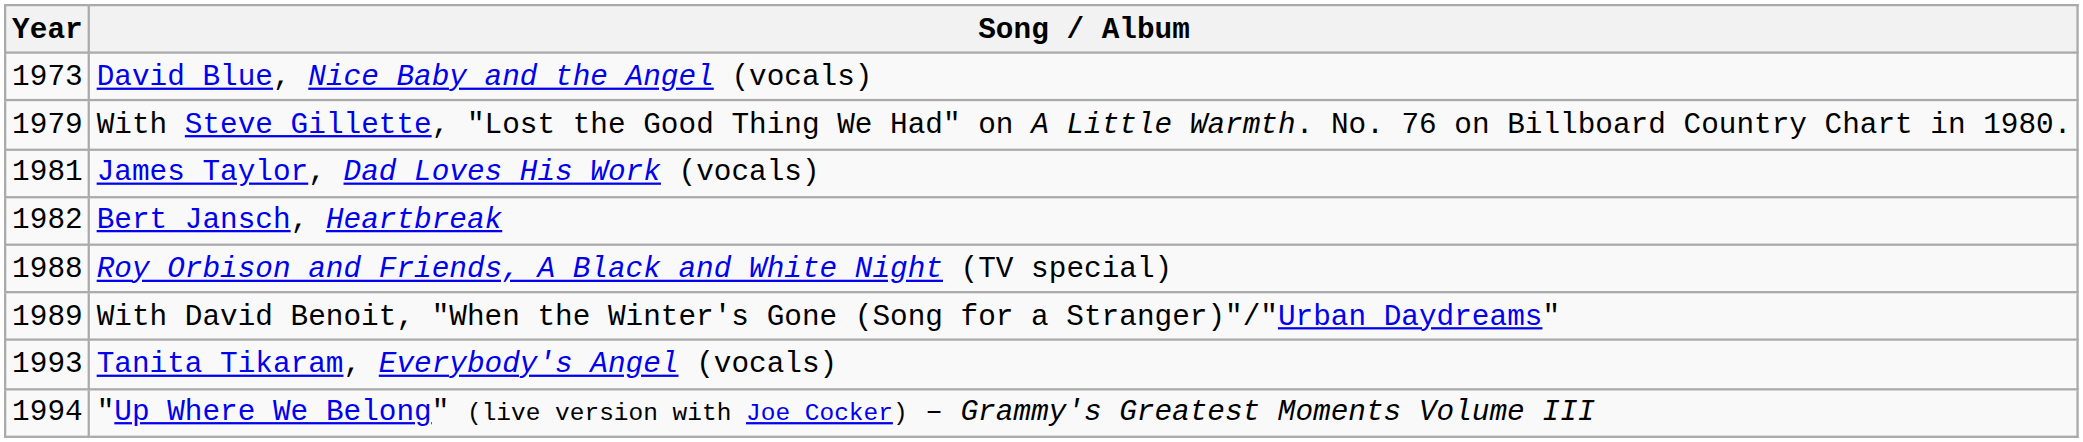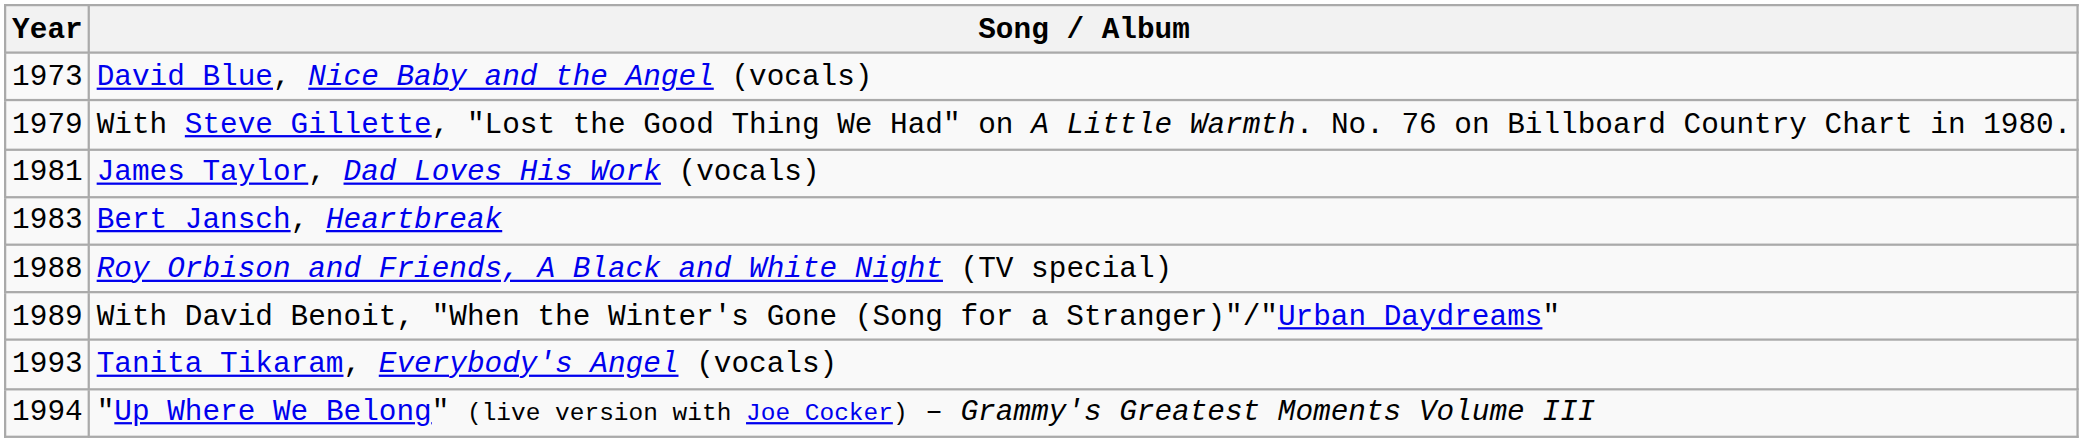(47, 221) 1982 -> (47, 221) 1983
